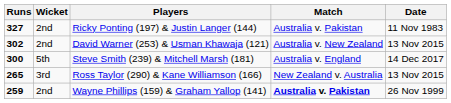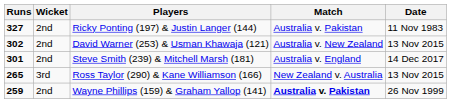(15, 59) 300 -> (15, 59) 301
(43, 59) 5th -> (44, 59) 2nd
